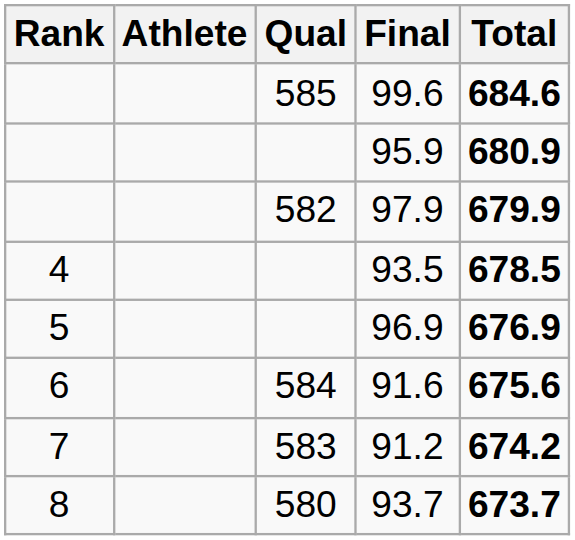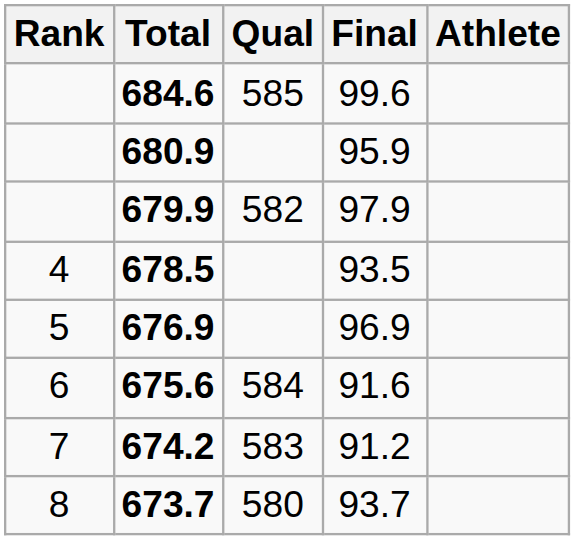columns swapped: (185, 33) <-> (514, 33)
